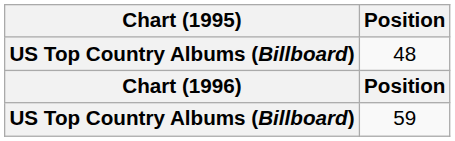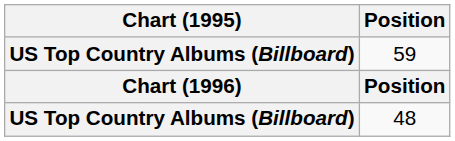rows swapped: (405, 119) <-> (405, 53)
